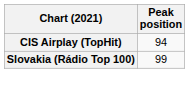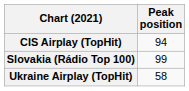+ row: (71, 77)
